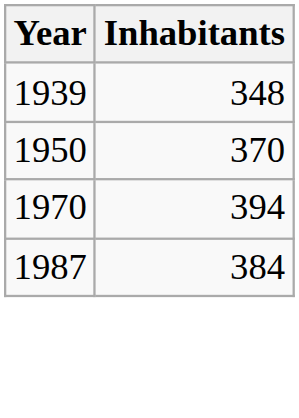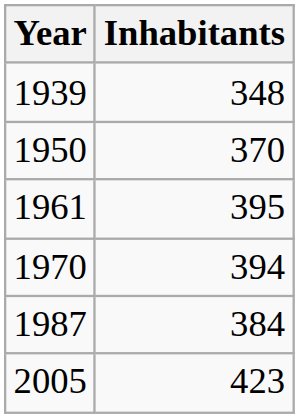+ row: (50, 207)
+ row: (50, 382)
